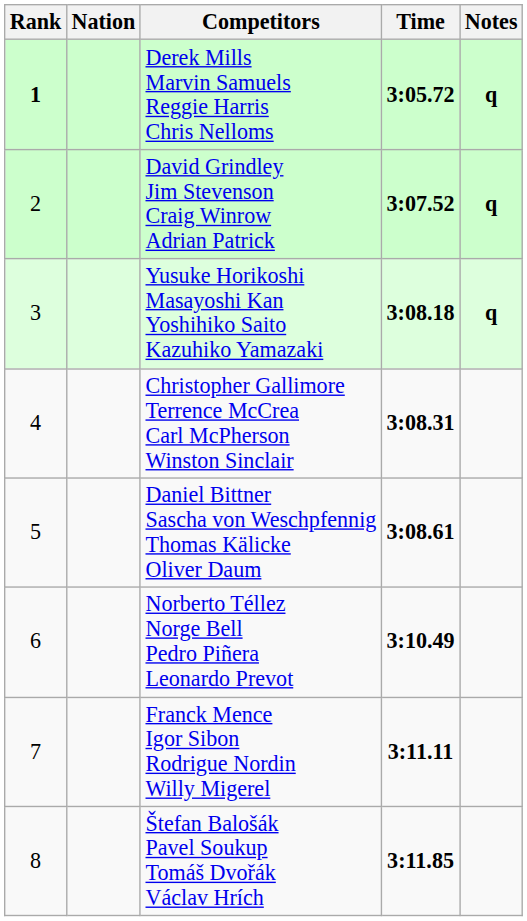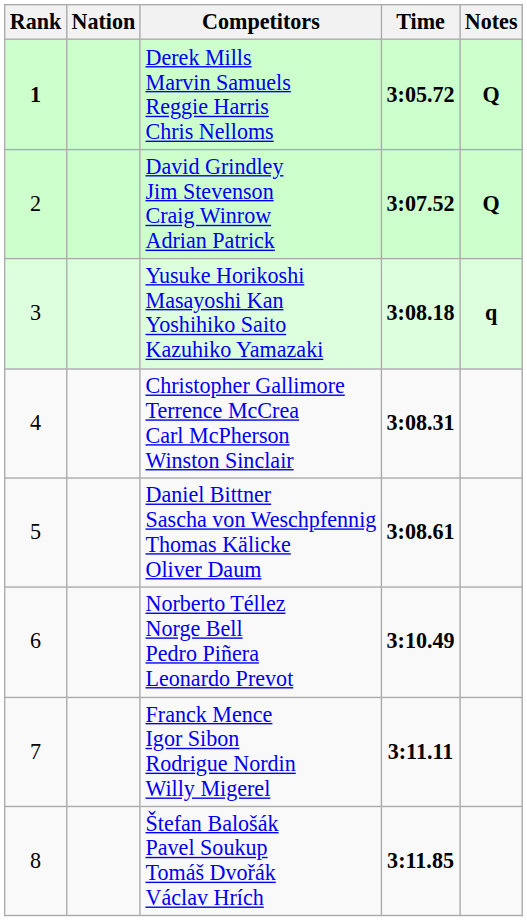(491, 94) q -> (491, 94) Q
(491, 203) q -> (491, 203) Q
